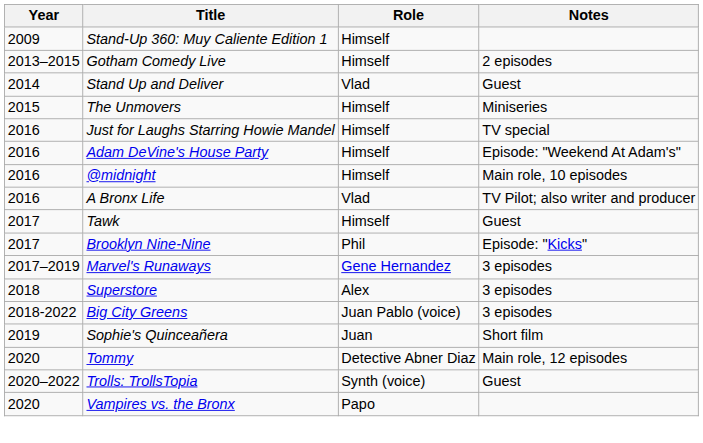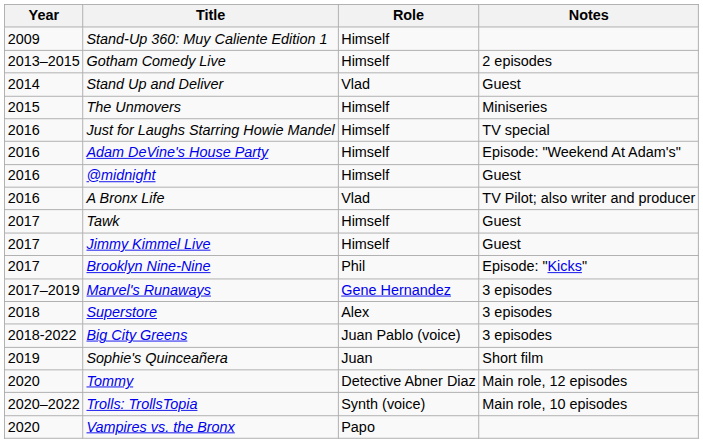(555, 175) Main role, 10 episodes -> (502, 175) Guest
+ row: (148, 244)
(502, 381) Guest -> (555, 404) Main role, 10 episodes
